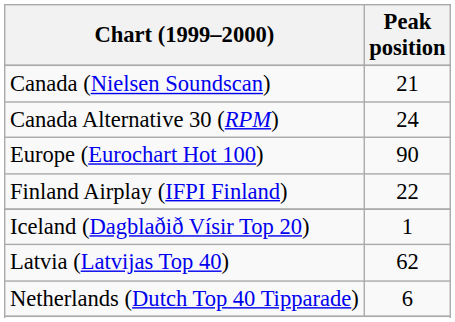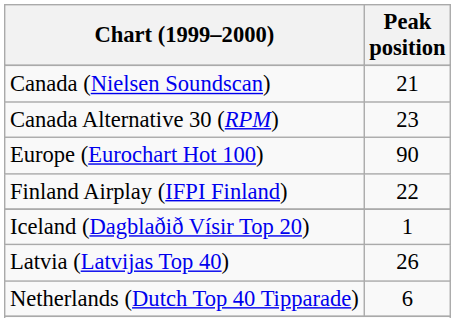(407, 119) 24 -> (407, 119) 23
(407, 262) 62 -> (407, 262) 26
